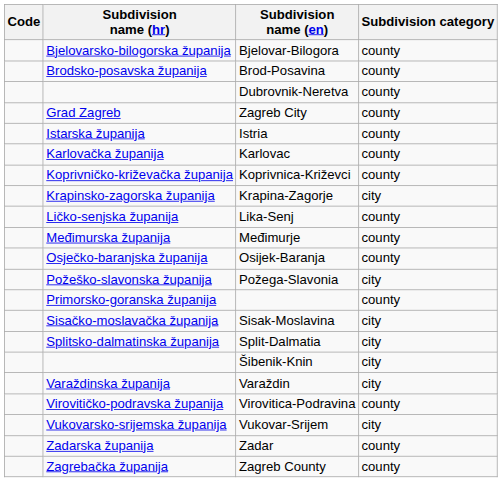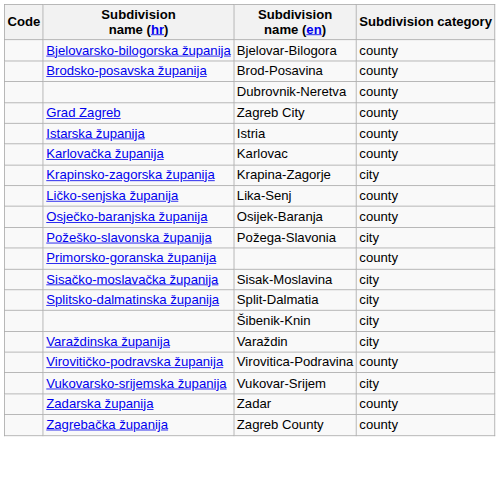- row: (295, 175)
- row: (270, 237)
